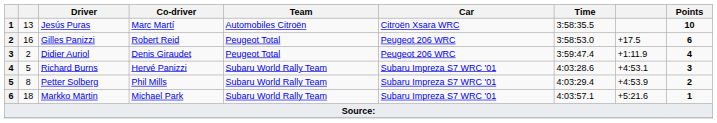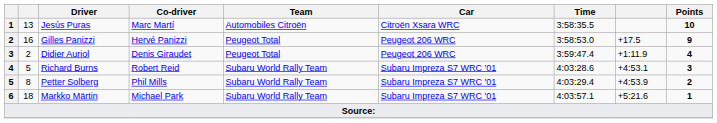(155, 39) Robert Reid -> (159, 39) Hervé Panizzi
(689, 39) 6 -> (689, 39) 9
(159, 68) Hervé Panizzi -> (155, 68) Robert Reid
